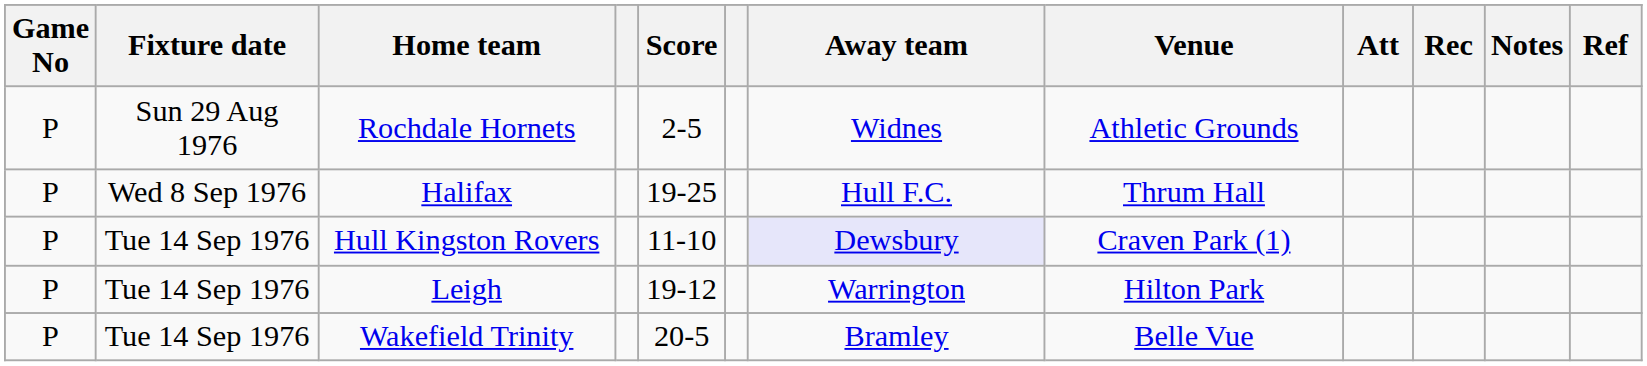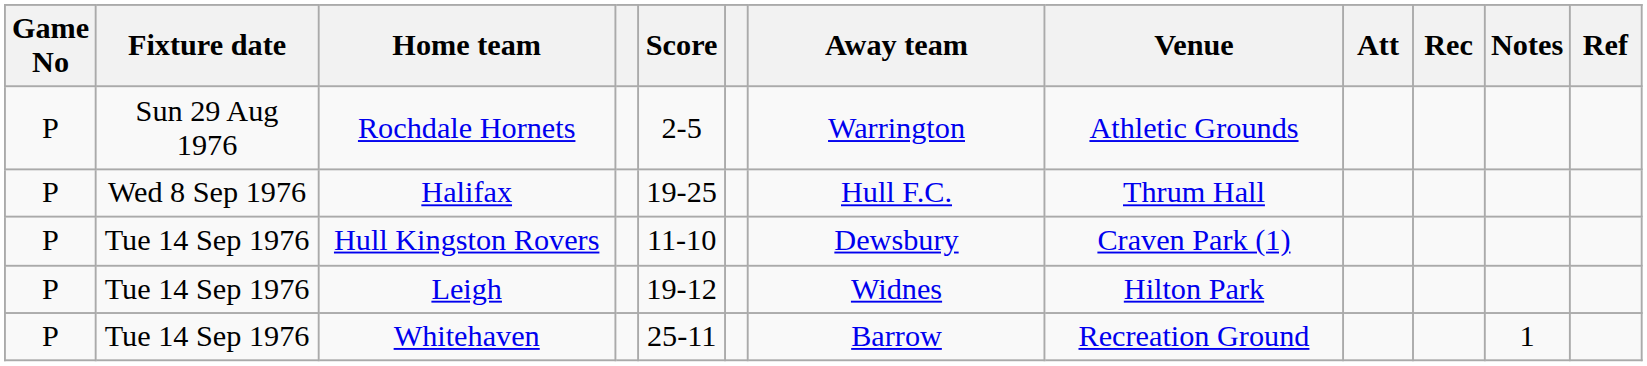(897, 127) Widnes -> (897, 127) Warrington
(897, 240) lavender background -> (897, 240) no background
(897, 288) Warrington -> (897, 288) Widnes
- row: (467, 336)
+ row: (467, 336)
